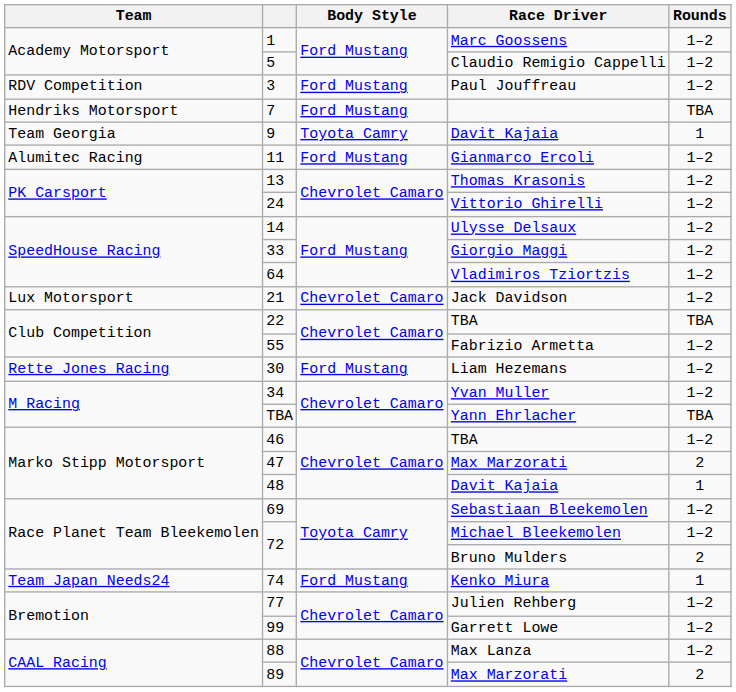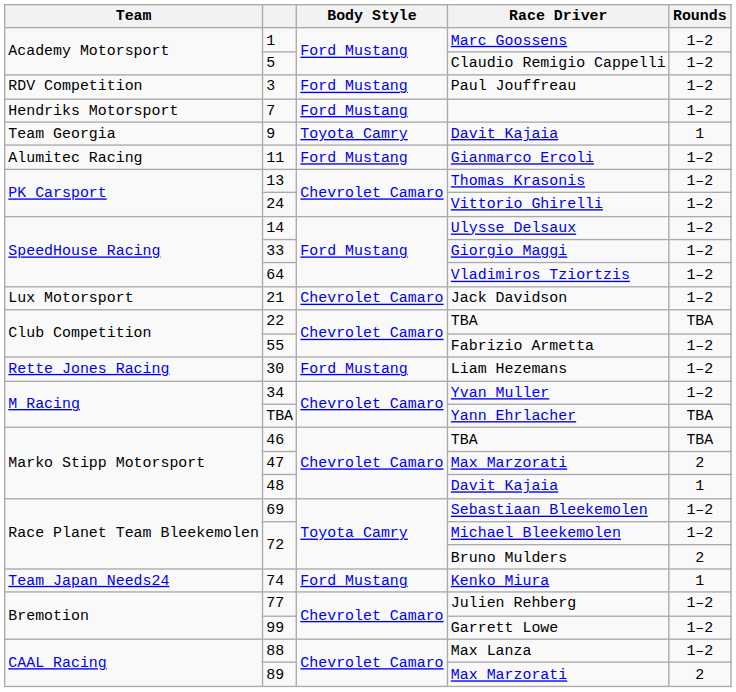(700, 110) TBA -> (700, 110) 1–2
(700, 439) 1–2 -> (700, 439) TBA
